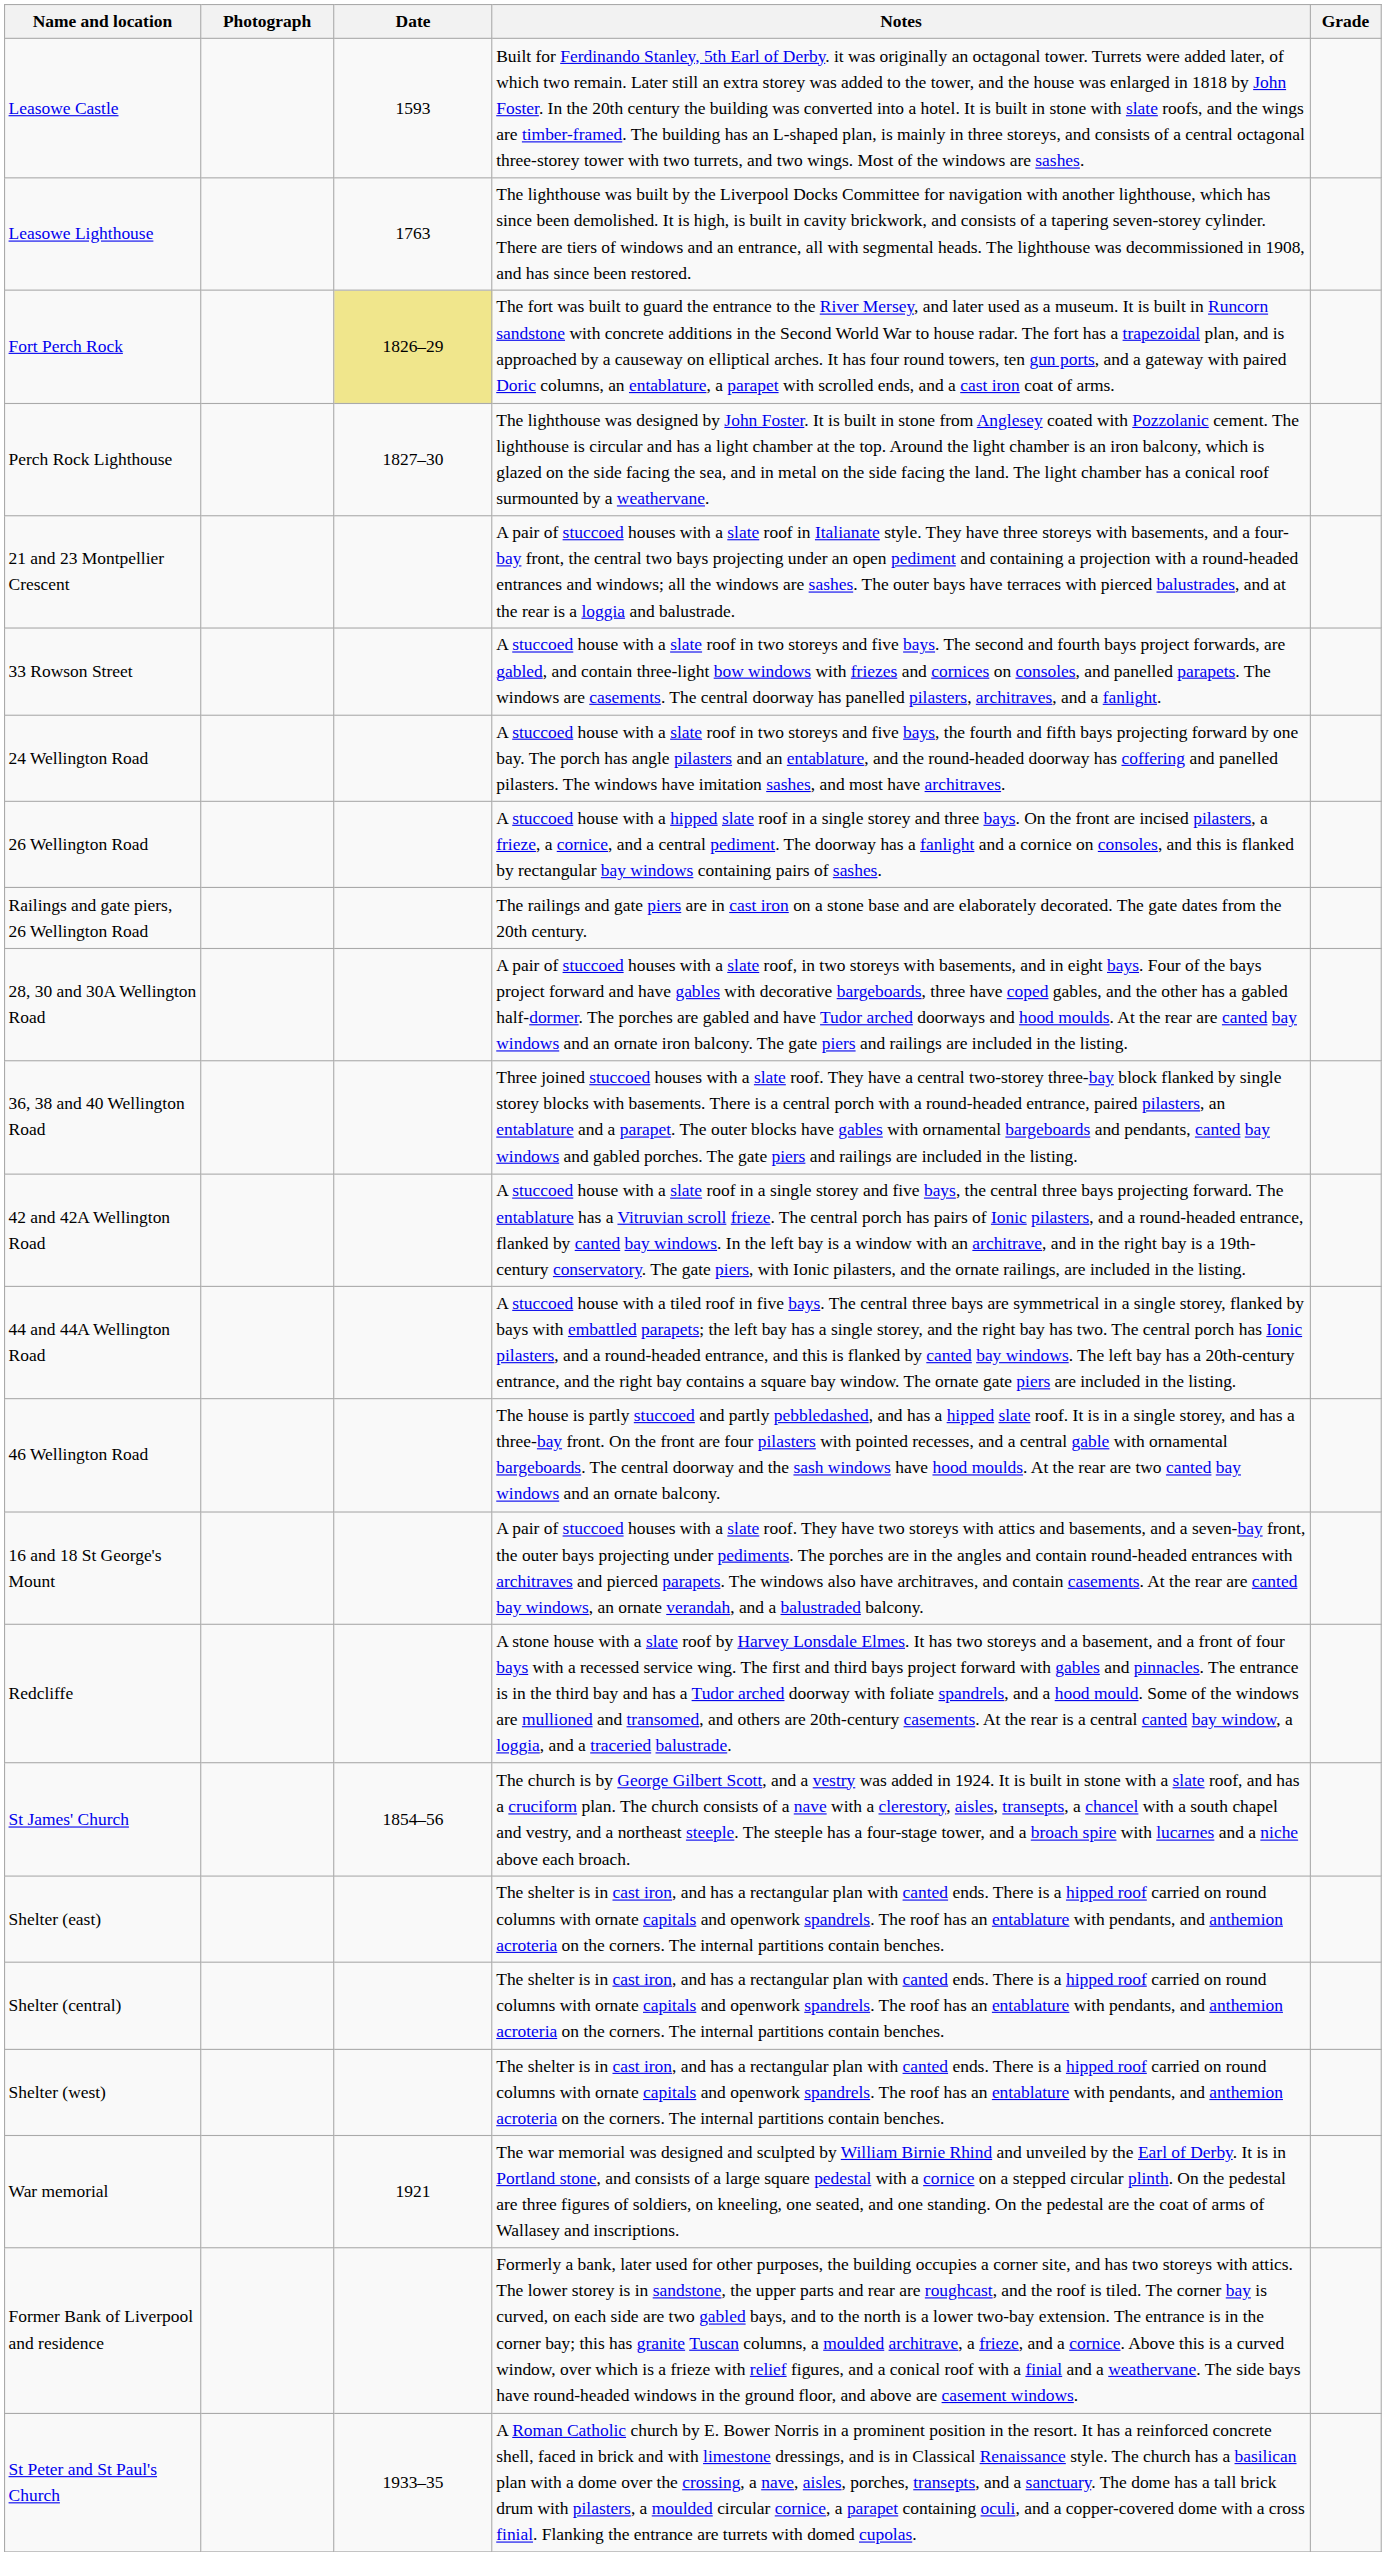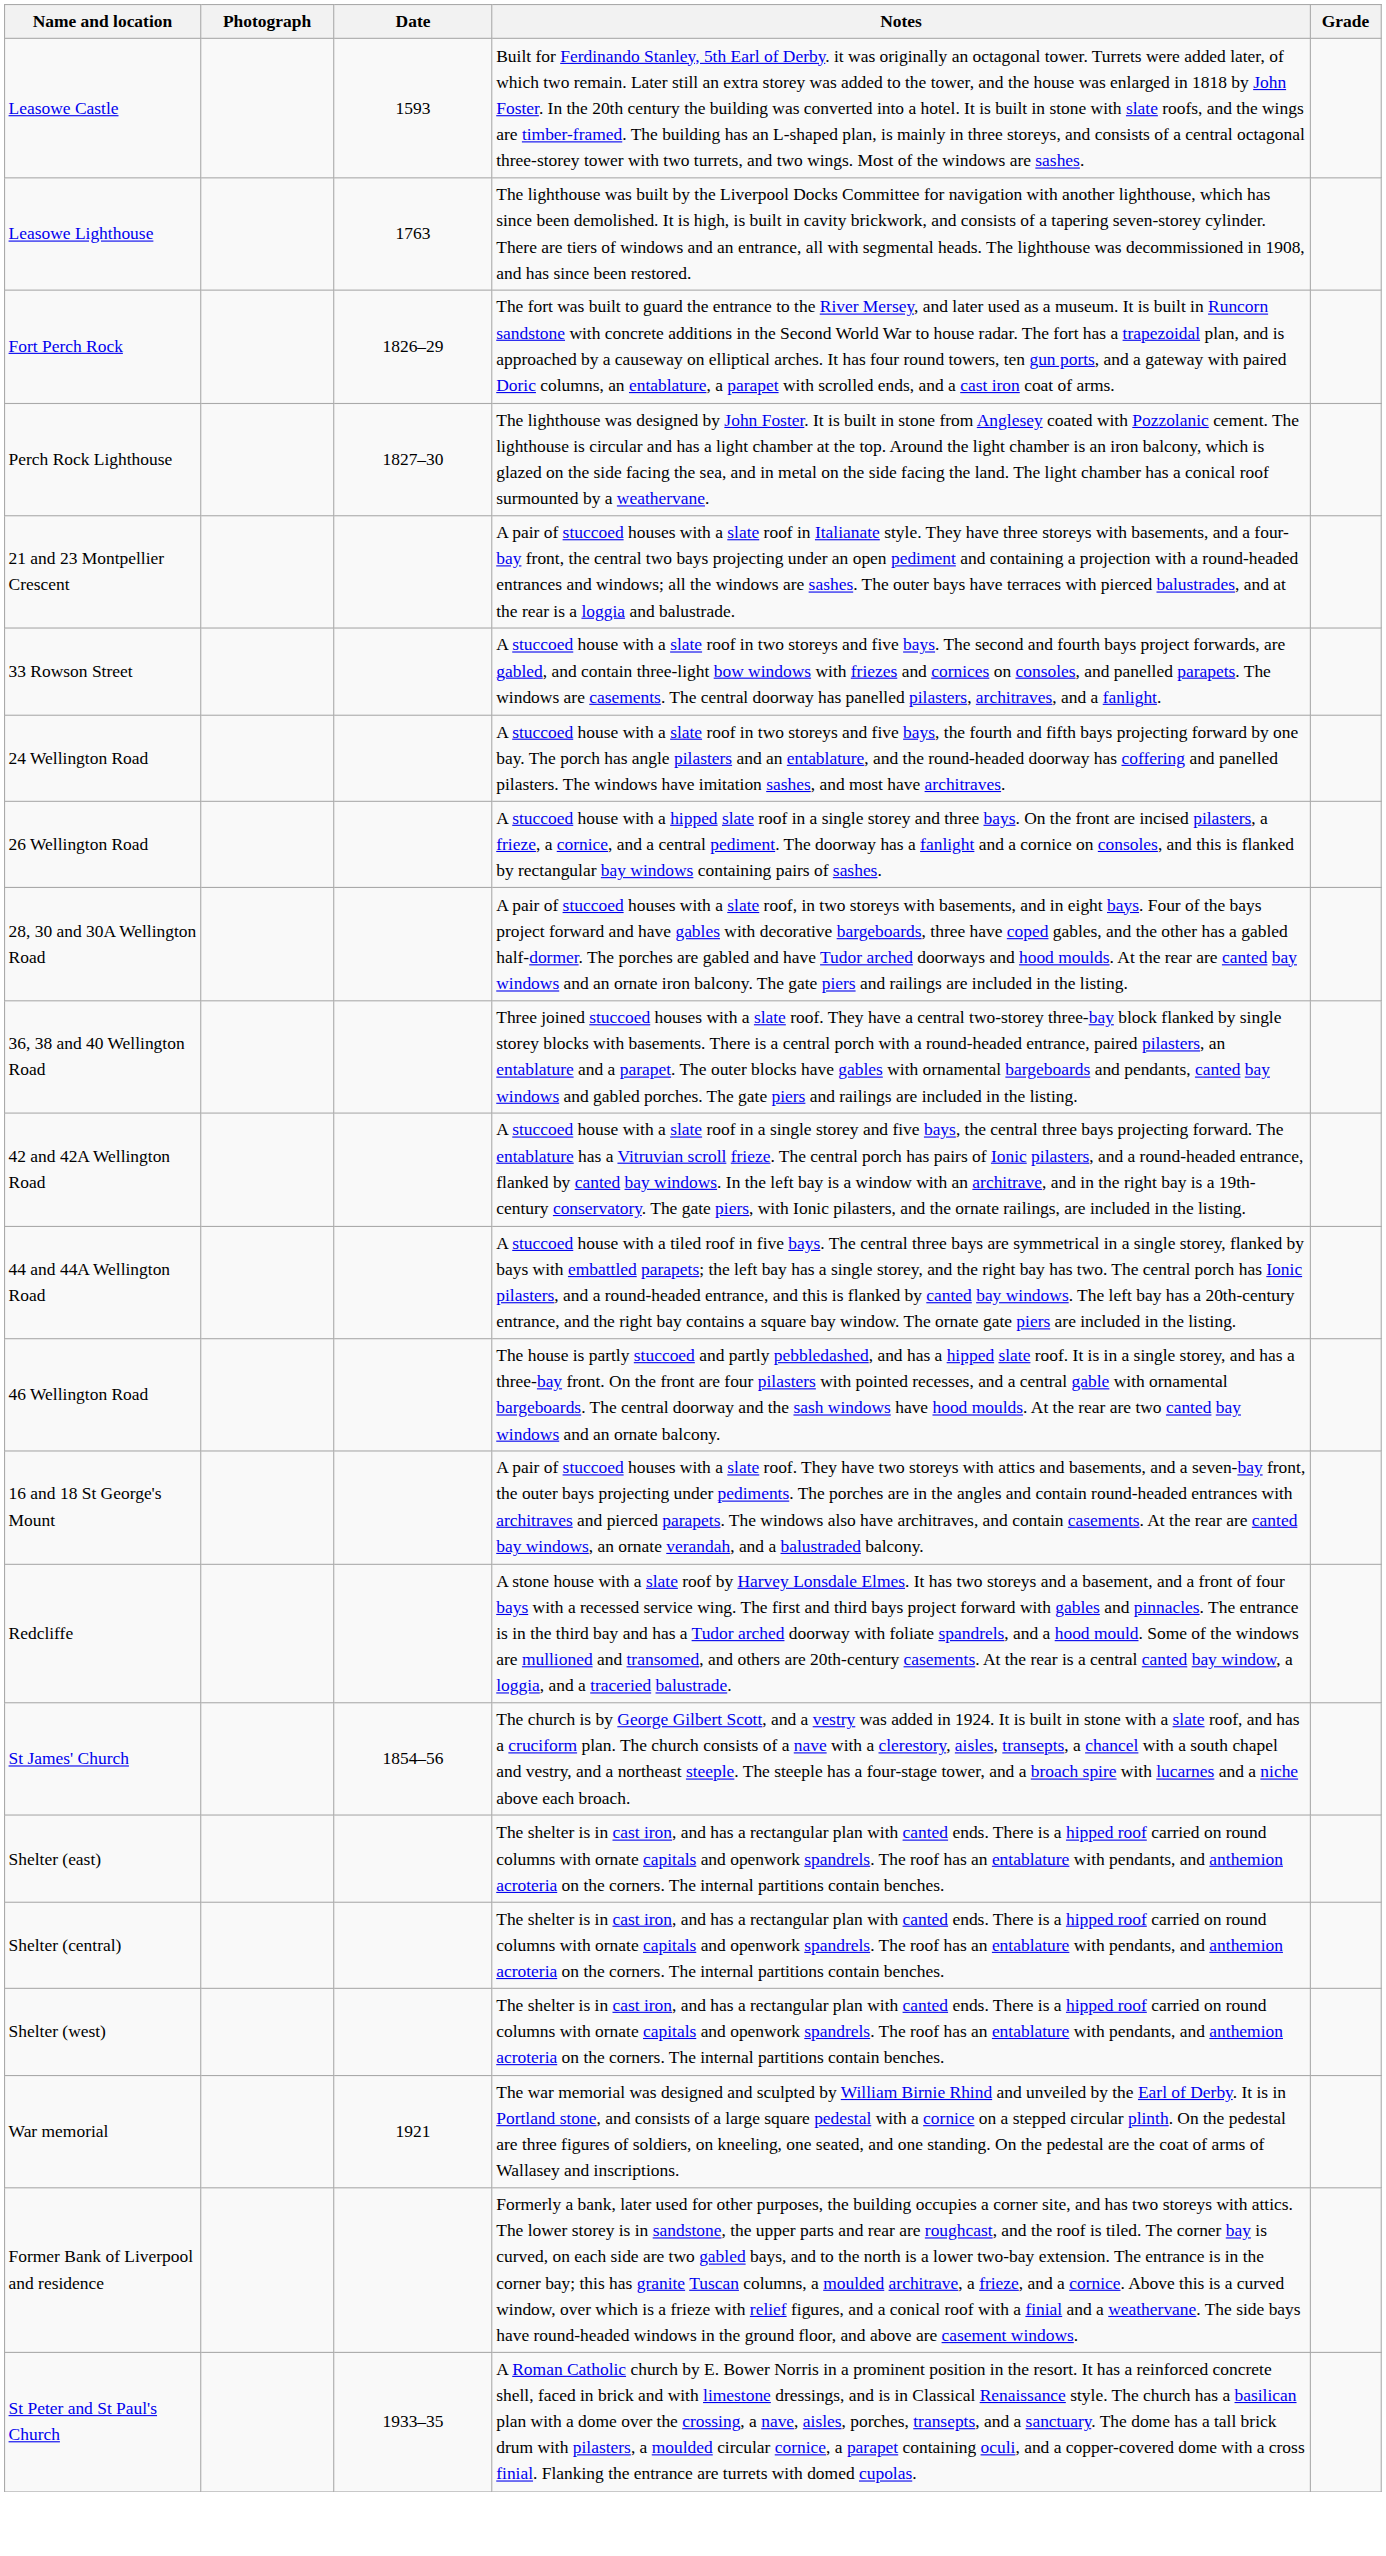(413, 346) khaki background -> (413, 346) no background
- row: (90, 917)
